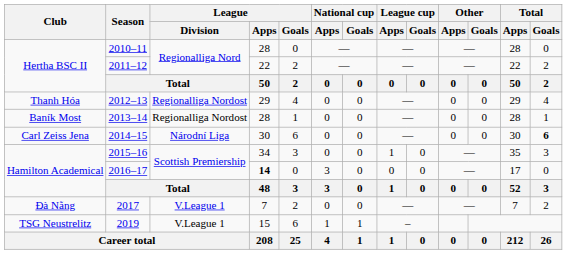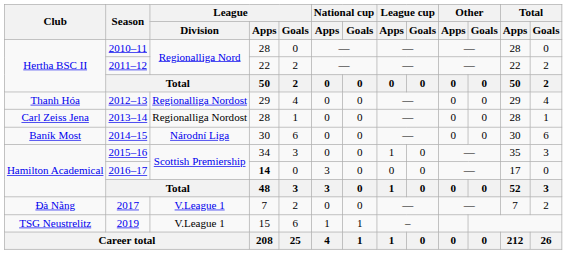(55, 118) Baník Most -> (55, 118) Carl Zeiss Jena
(55, 135) Carl Zeiss Jena -> (55, 135) Baník Most
(546, 135) bold -> (546, 135) normal
